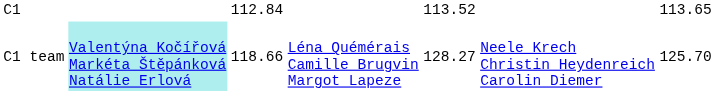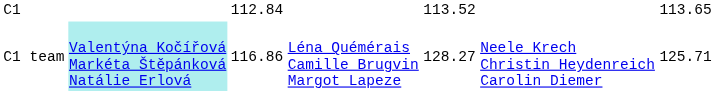(257, 56) 118.66 -> (257, 56) 116.86
(686, 56) 125.70 -> (686, 56) 125.71
